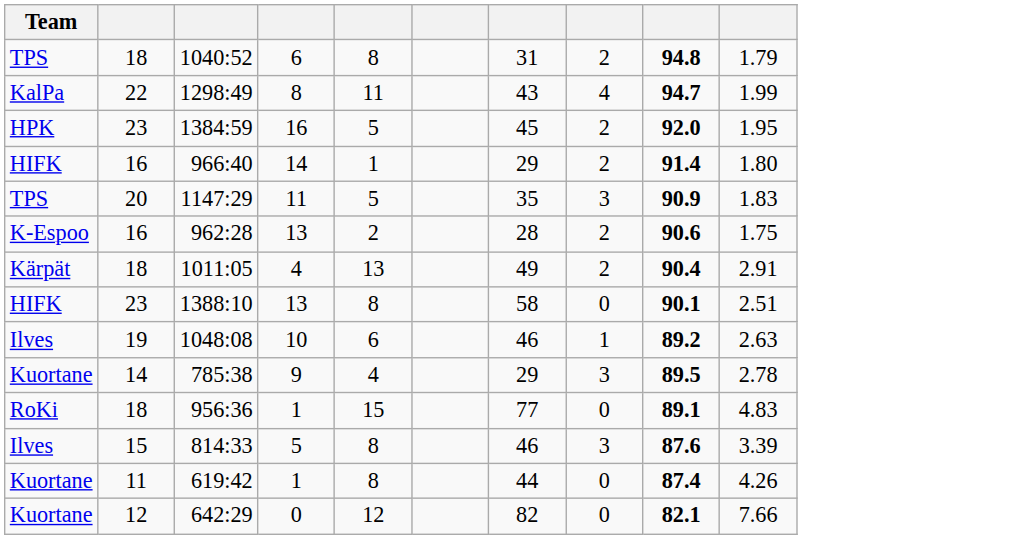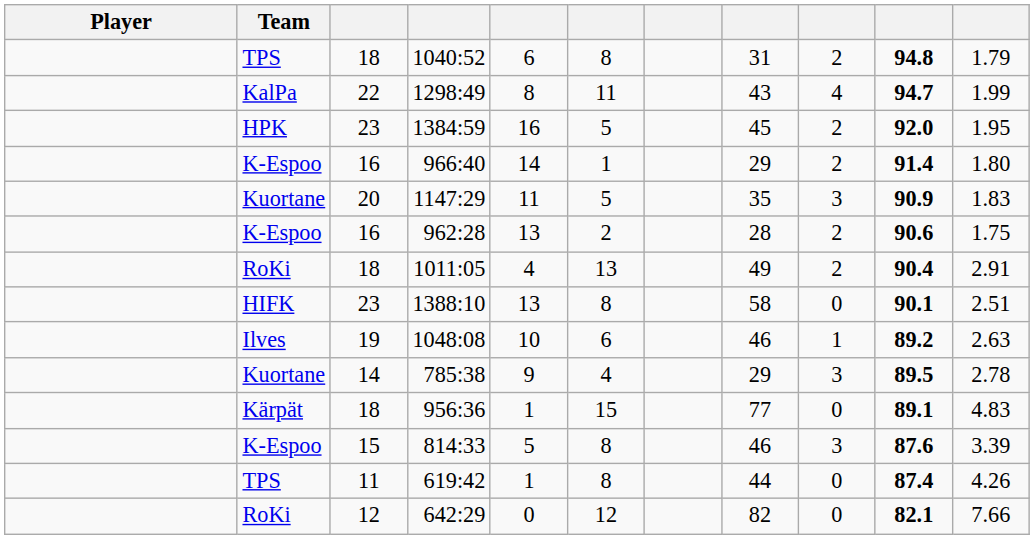+ column: (121, 22)
(36, 163) HIFK -> (282, 163) K-Espoo
(29, 198) TPS -> (284, 198) Kuortane
(40, 269) Kärpät -> (267, 269) RoKi
(34, 410) RoKi -> (273, 410) Kärpät
(31, 445) Ilves -> (282, 445) K-Espoo
(51, 480) Kuortane -> (262, 480) TPS
(51, 515) Kuortane -> (267, 515) RoKi
